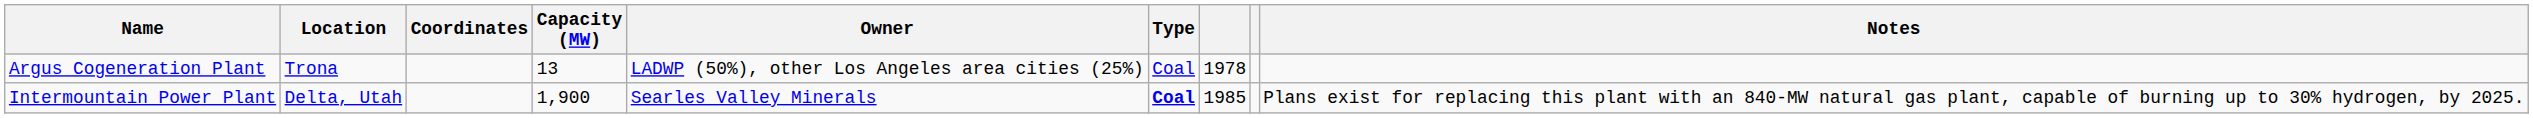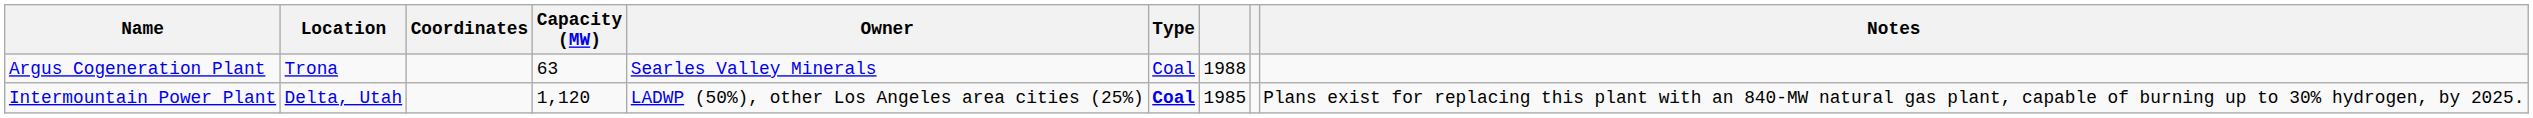(547, 69) 13 -> (547, 69) 63
(887, 69) LADWP (50%), other Los Angeles area cities (25%) -> (754, 69) Searles Valley Minerals
(1225, 69) 1978 -> (1225, 69) 1988
(563, 98) 1,900 -> (563, 98) 1,120
(754, 98) Searles Valley Minerals -> (887, 98) LADWP (50%), other Los Angeles area cities (25%)
